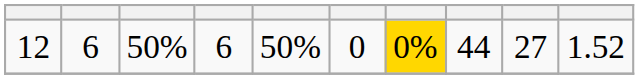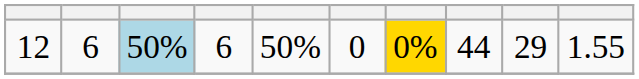(157, 46) no background -> (157, 46) lightblue background
(531, 46) 27 -> (531, 46) 29
(596, 46) 1.52 -> (596, 46) 1.55
